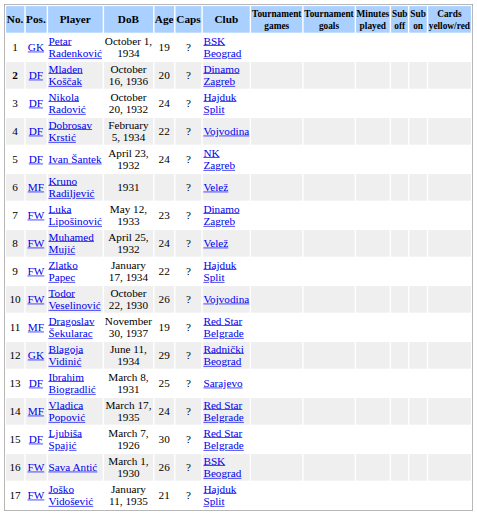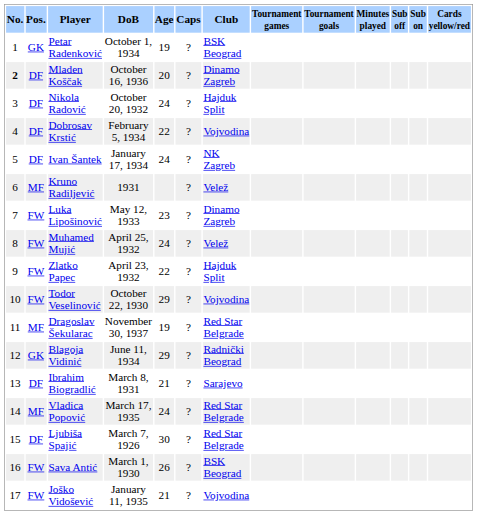(128, 159) April 23, 1932 -> (128, 159) January 17, 1934
(128, 271) January 17, 1934 -> (128, 271) April 23, 1932
(164, 299) 26 -> (164, 299) 29
(164, 383) 25 -> (164, 383) 21
(220, 495) Hajduk Split -> (226, 495) Vojvodina
